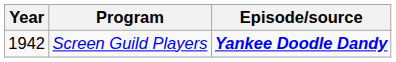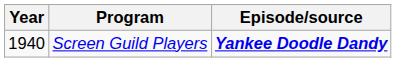(27, 43) 1942 -> (27, 43) 1940
